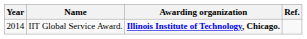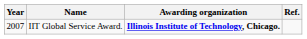(15, 26) 2014 -> (15, 26) 2007
